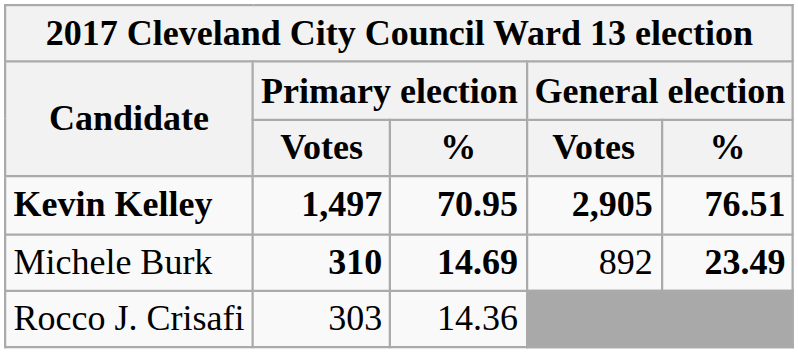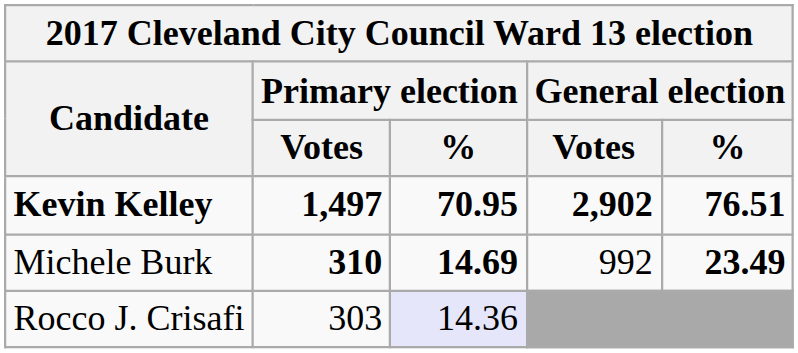(612, 204) 2,905 -> (612, 204) 2,902
(626, 261) 892 -> (626, 261) 992
(477, 318) no background -> (477, 318) lavender background
